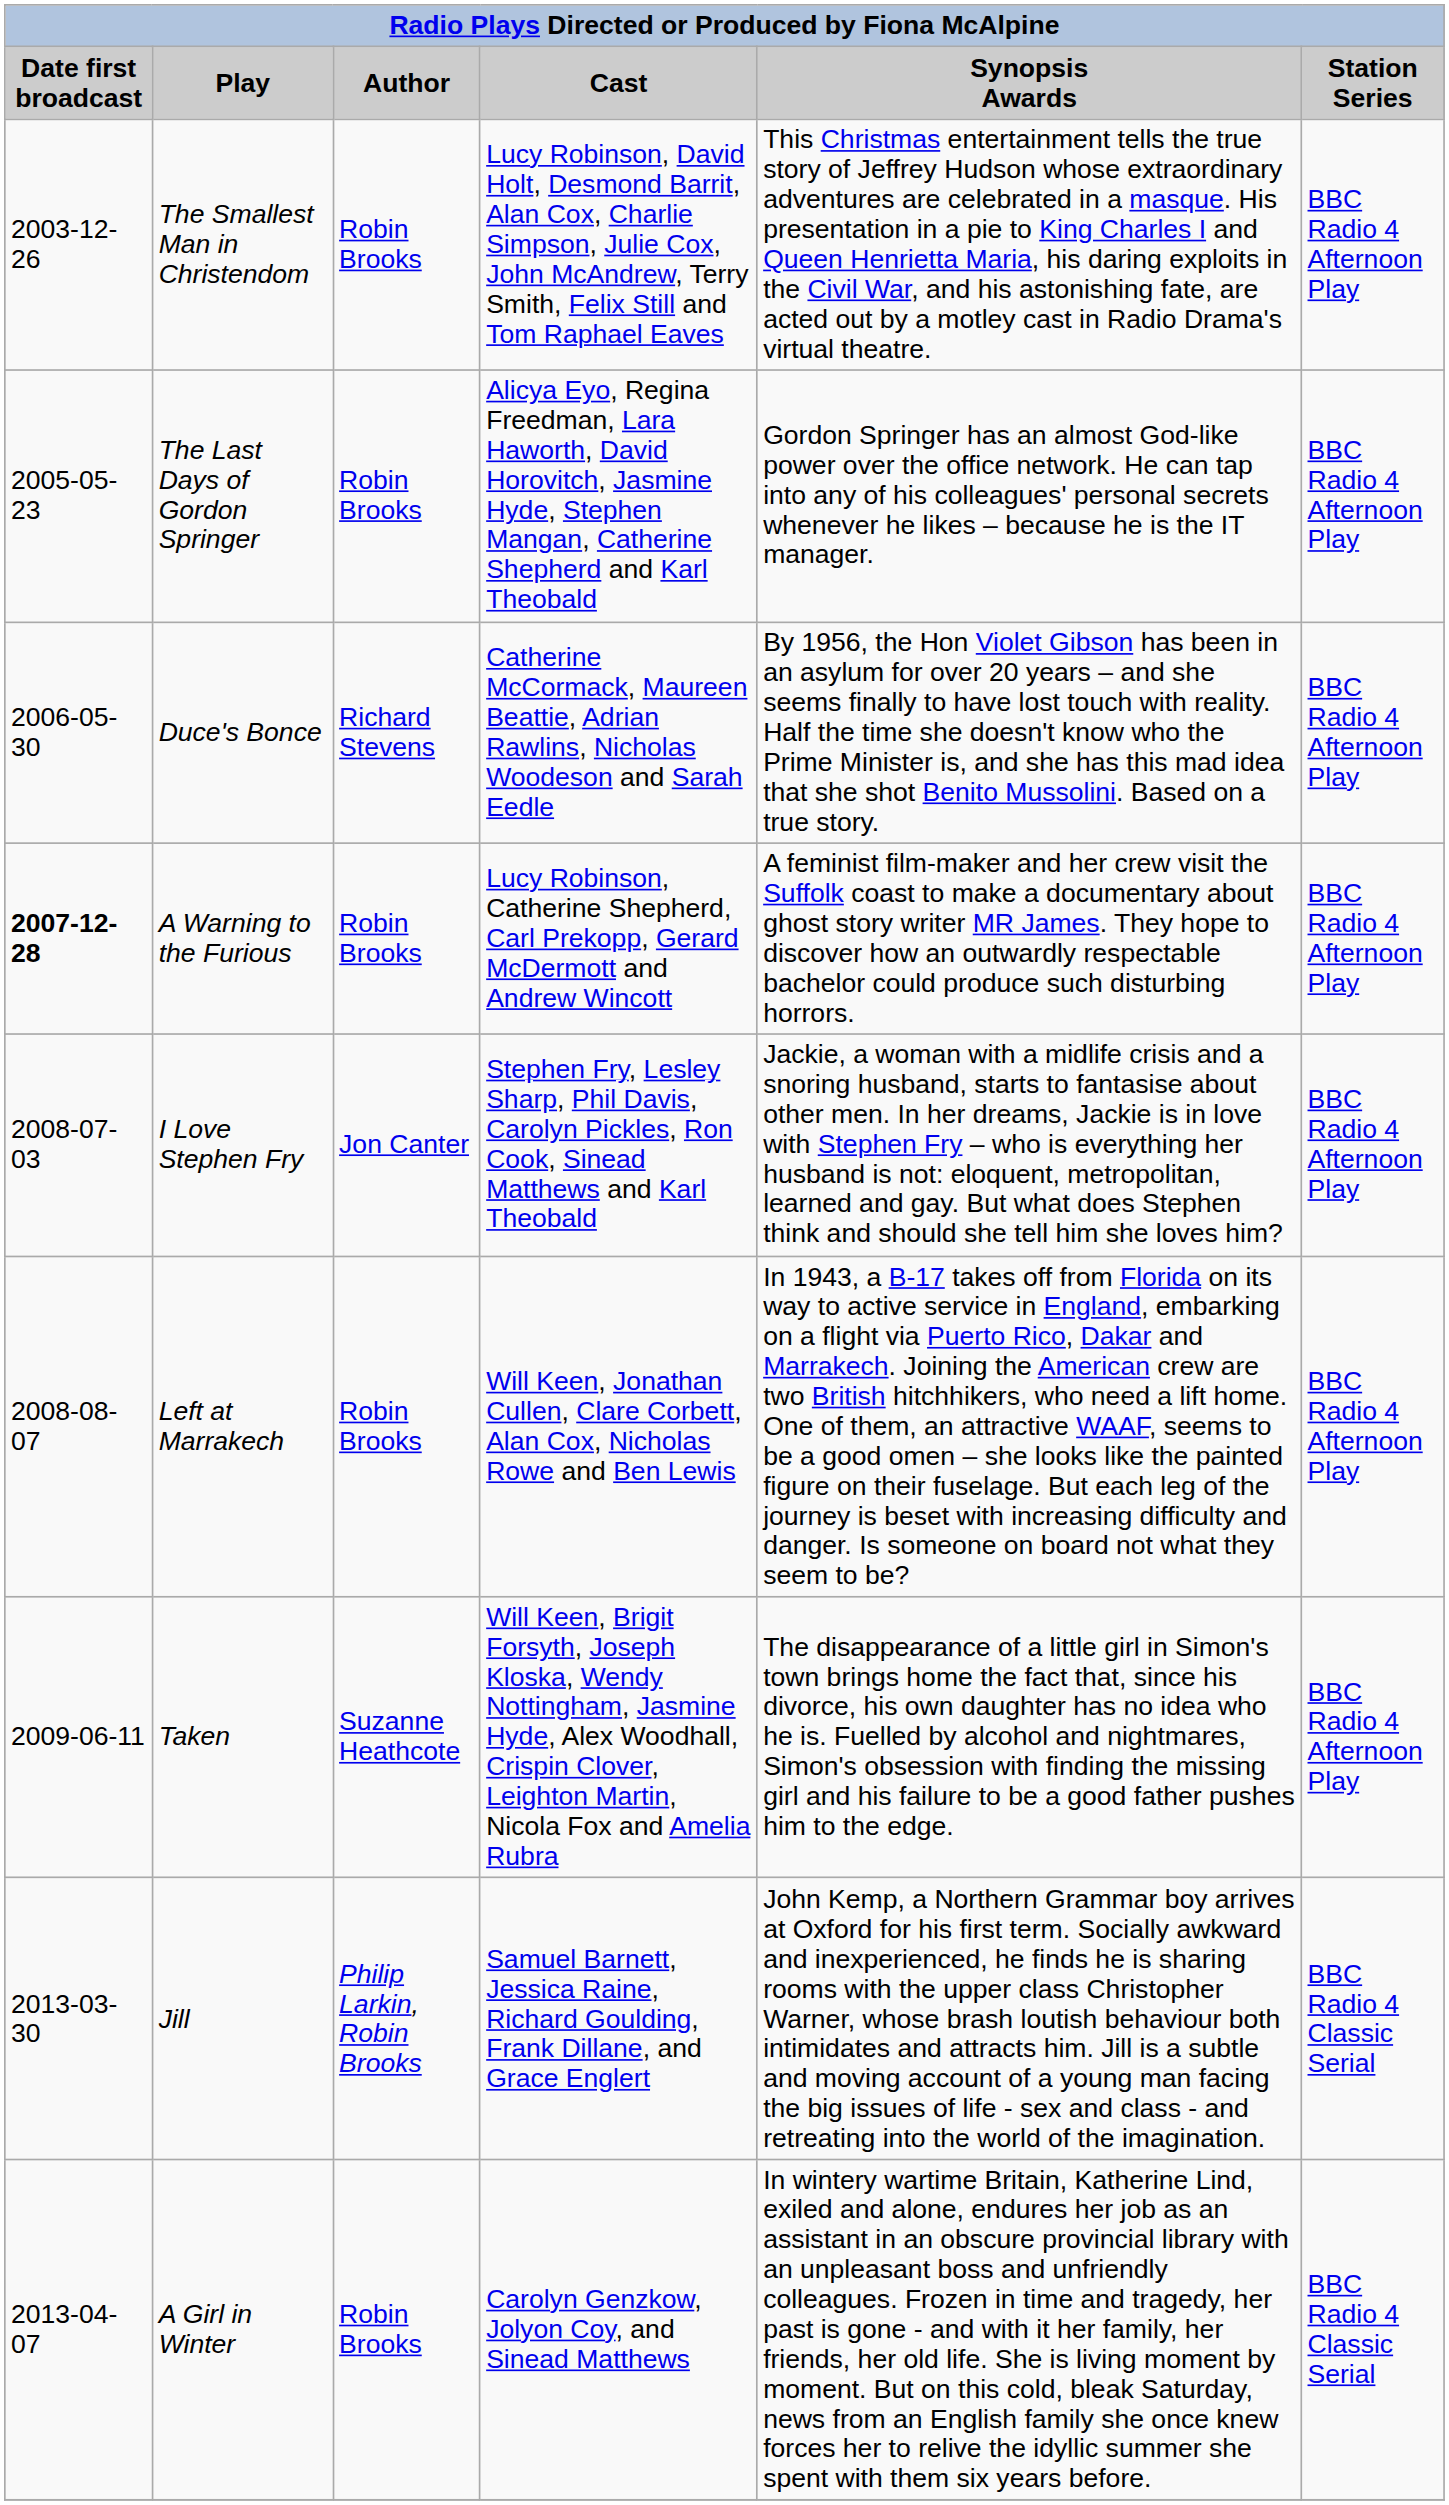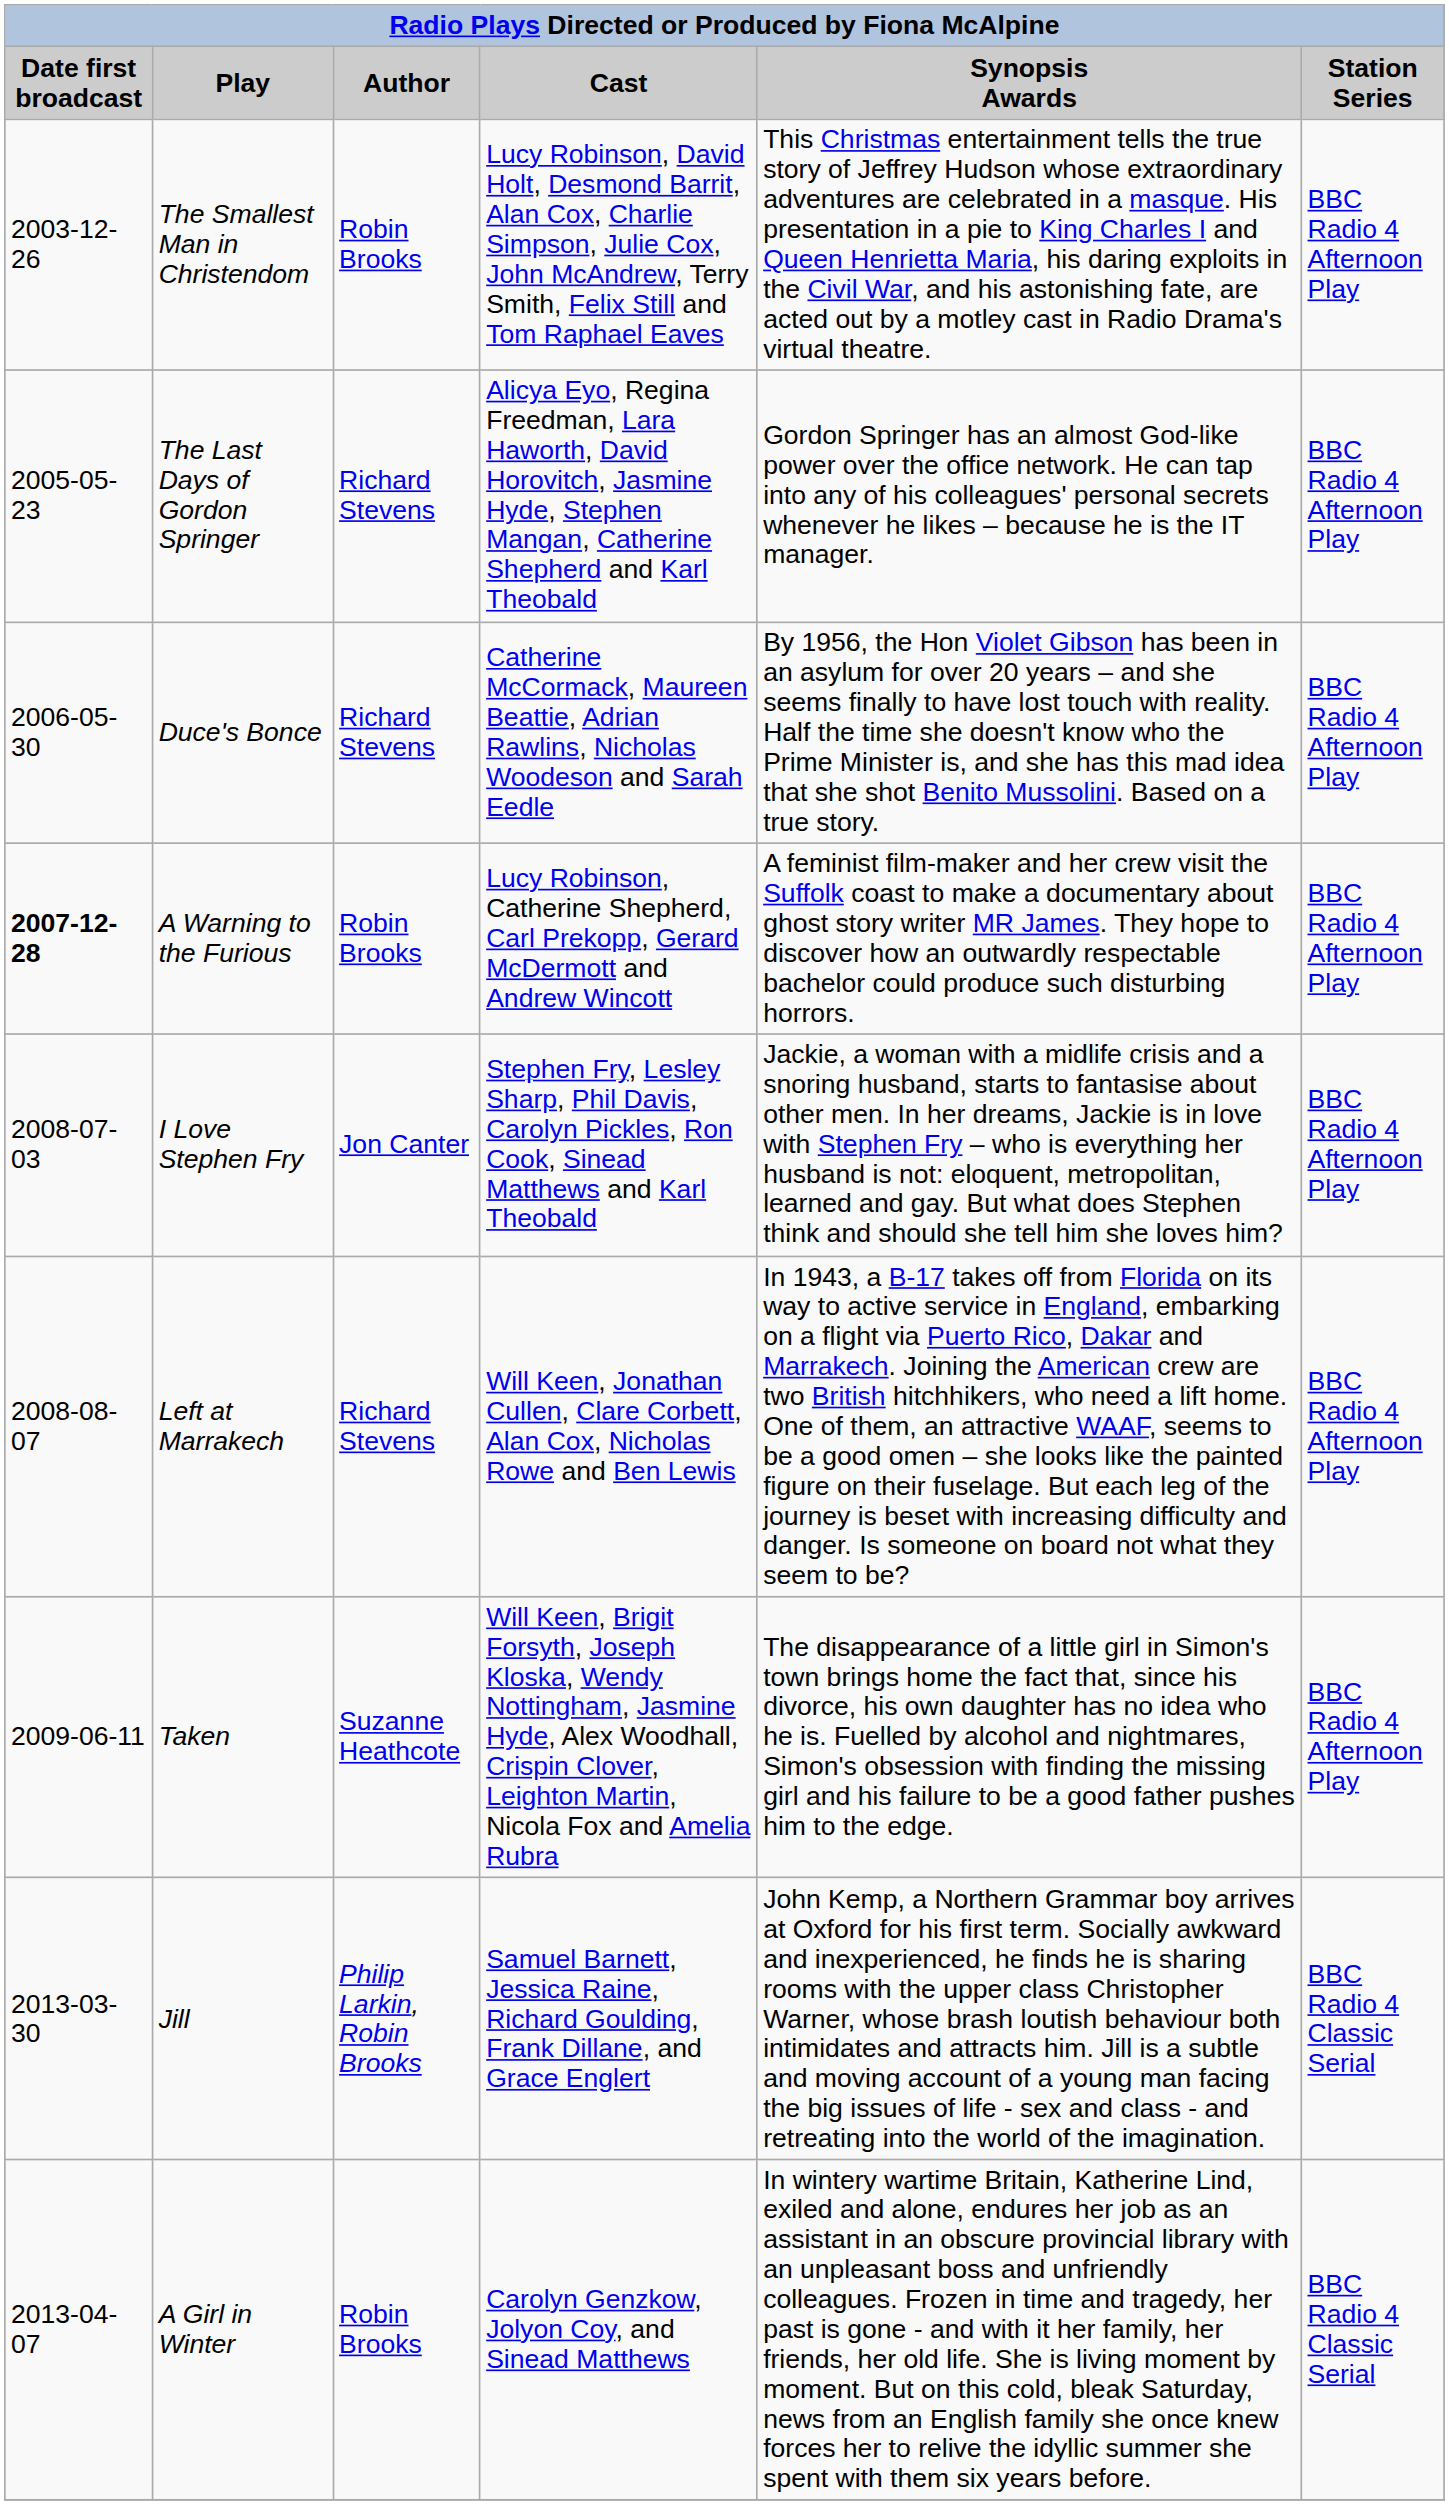(380, 495) Robin Brooks -> (387, 495) Richard Stevens
(380, 1425) Robin Brooks -> (387, 1425) Richard Stevens
